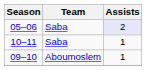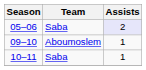rows swapped: (24, 57) <-> (24, 42)
